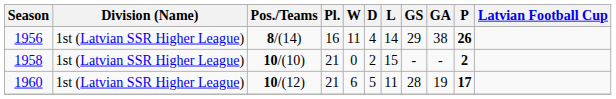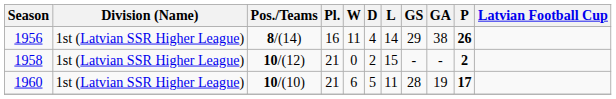(284, 60) 10/(10) -> (284, 60) 10/(12)
(284, 82) 10/(12) -> (284, 82) 10/(10)
